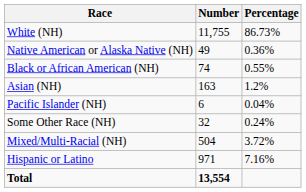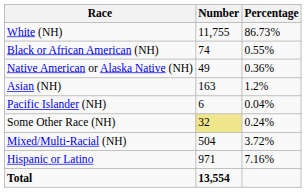rows swapped: (83, 68) <-> (100, 50)
(204, 123) no background -> (204, 123) khaki background
